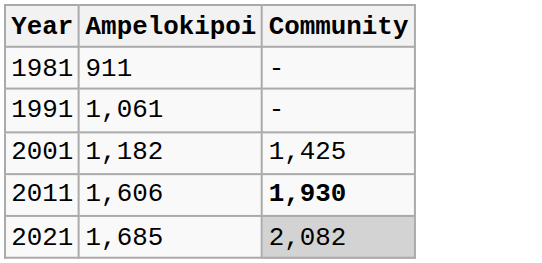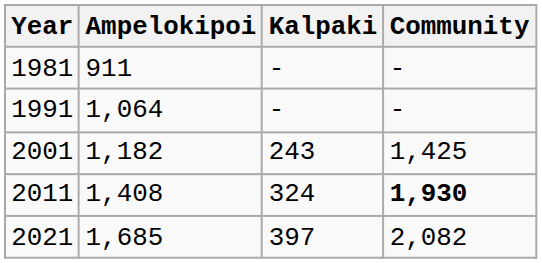+ column: (323, 26)
(124, 110) 1,061 -> (124, 110) 1,064
(124, 195) 1,606 -> (124, 195) 1,408
(308, 237) lightgrey background -> (429, 237) no background
